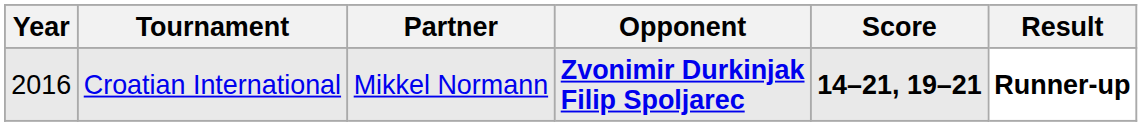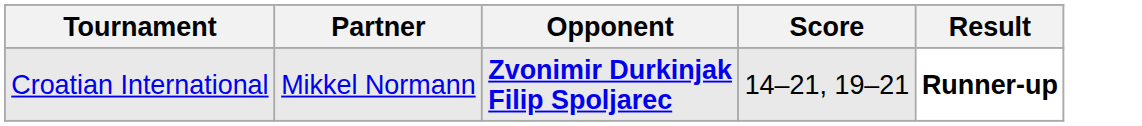- column: (41, 27)
(899, 84) bold -> (827, 84) normal
